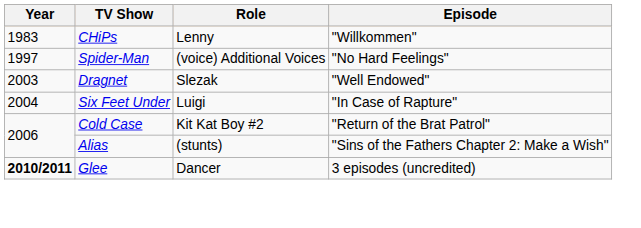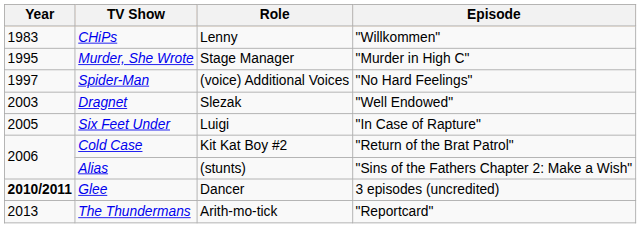+ row: (136, 59)
(23, 102) 2004 -> (23, 124) 2005
+ row: (134, 211)
